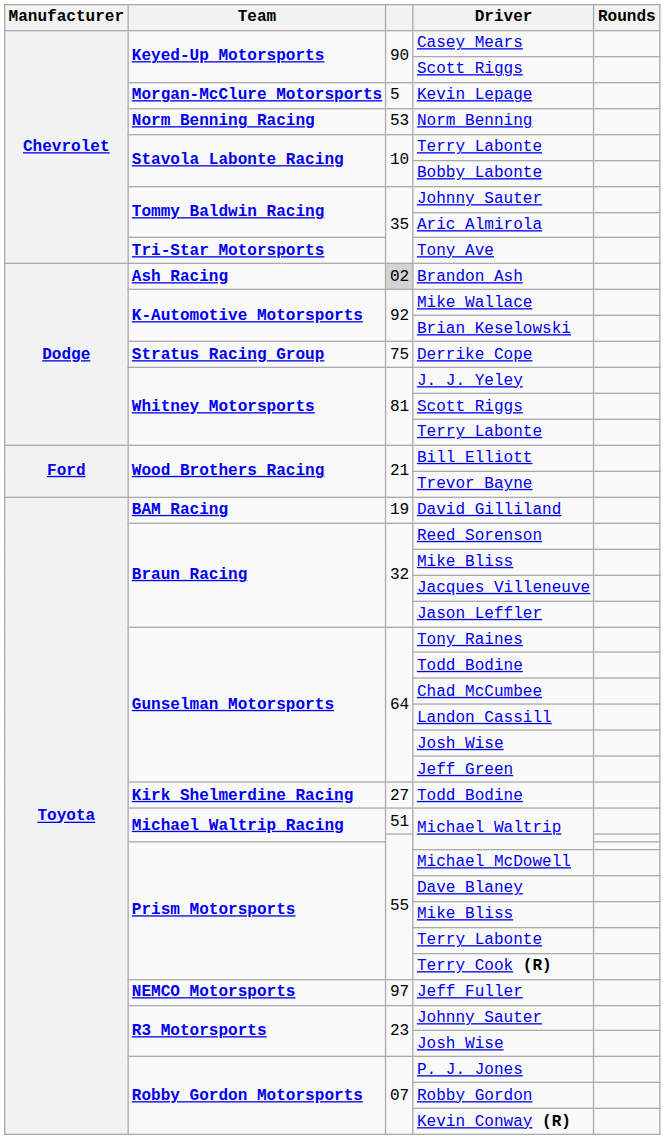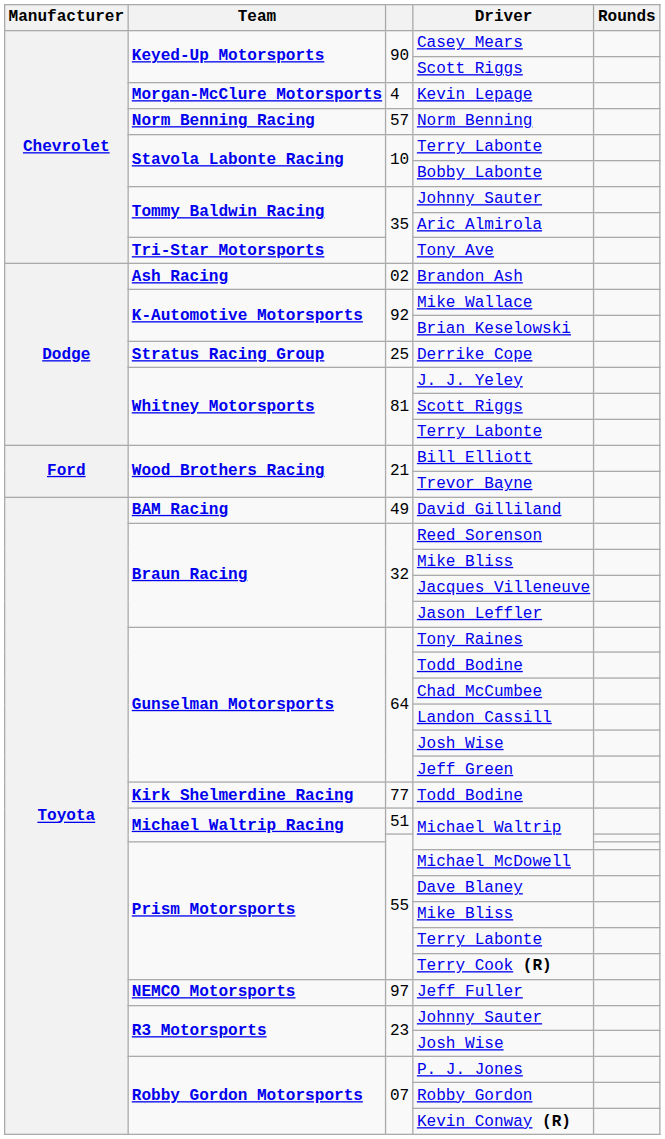(395, 96) 5 -> (395, 96) 4
(400, 122) 53 -> (400, 122) 57
(400, 277) lightgrey background -> (400, 277) no background
(400, 355) 75 -> (400, 355) 25
(400, 510) 19 -> (400, 510) 49
(400, 796) 27 -> (400, 796) 77
